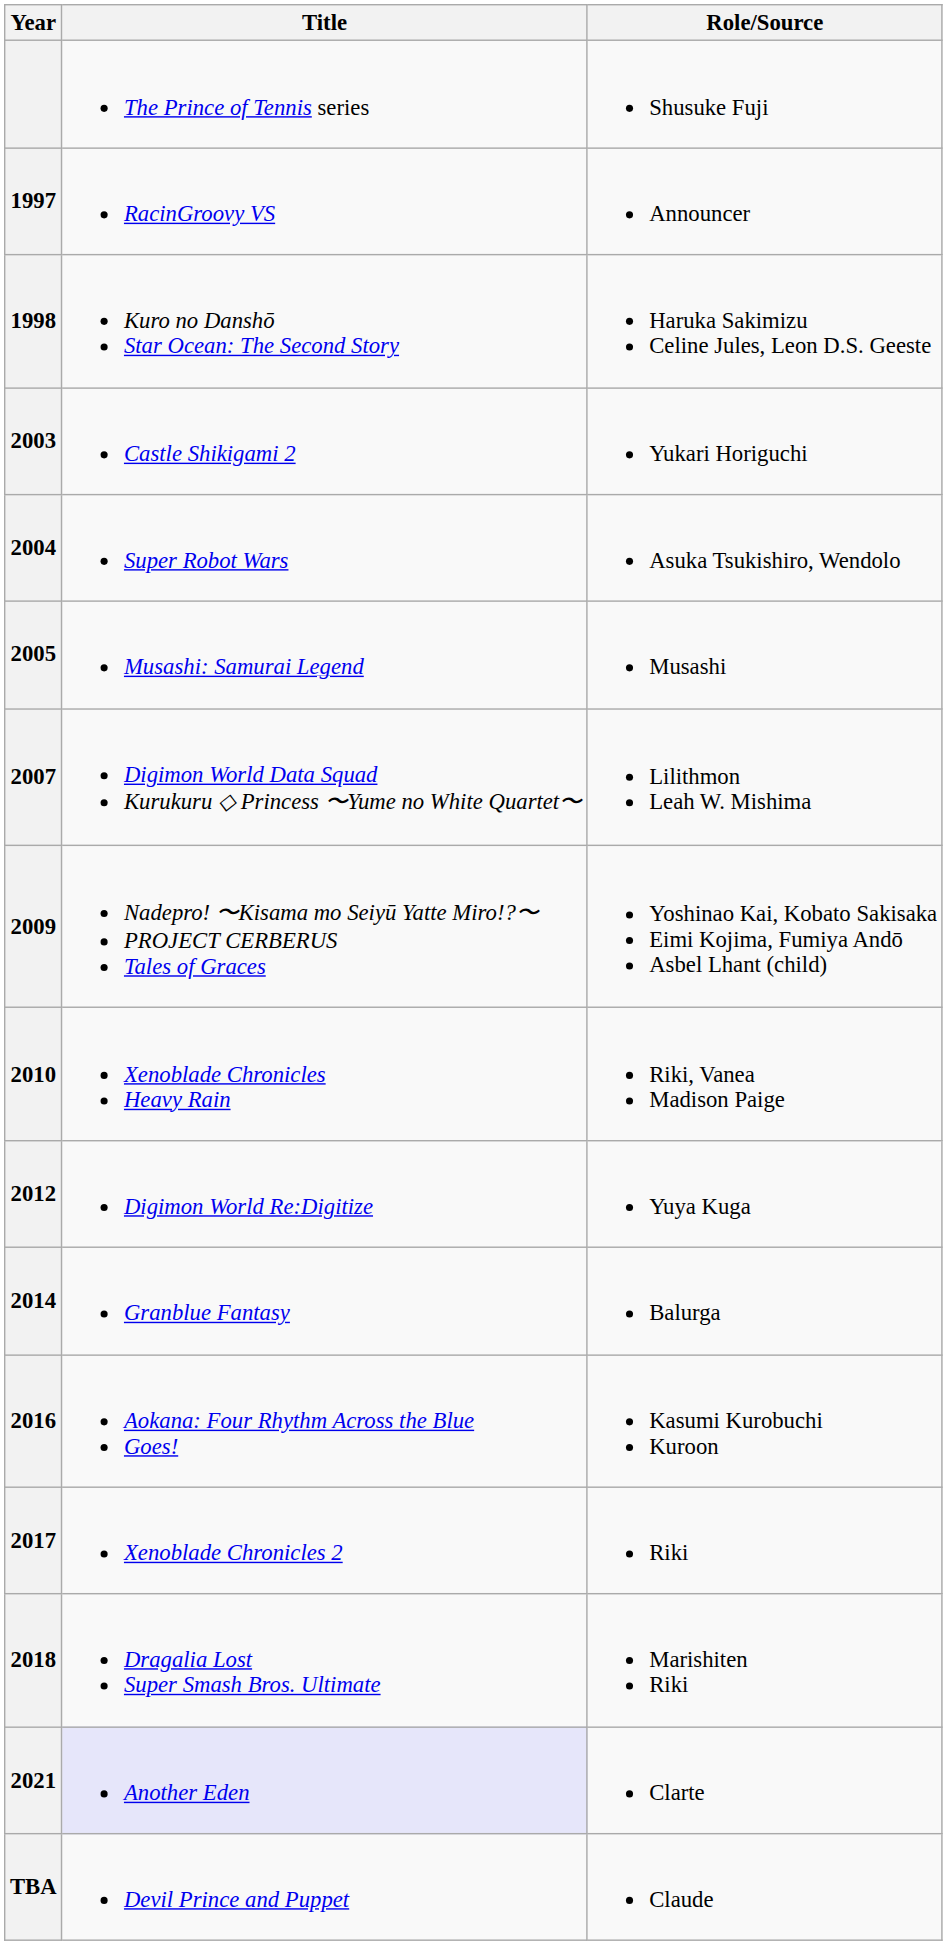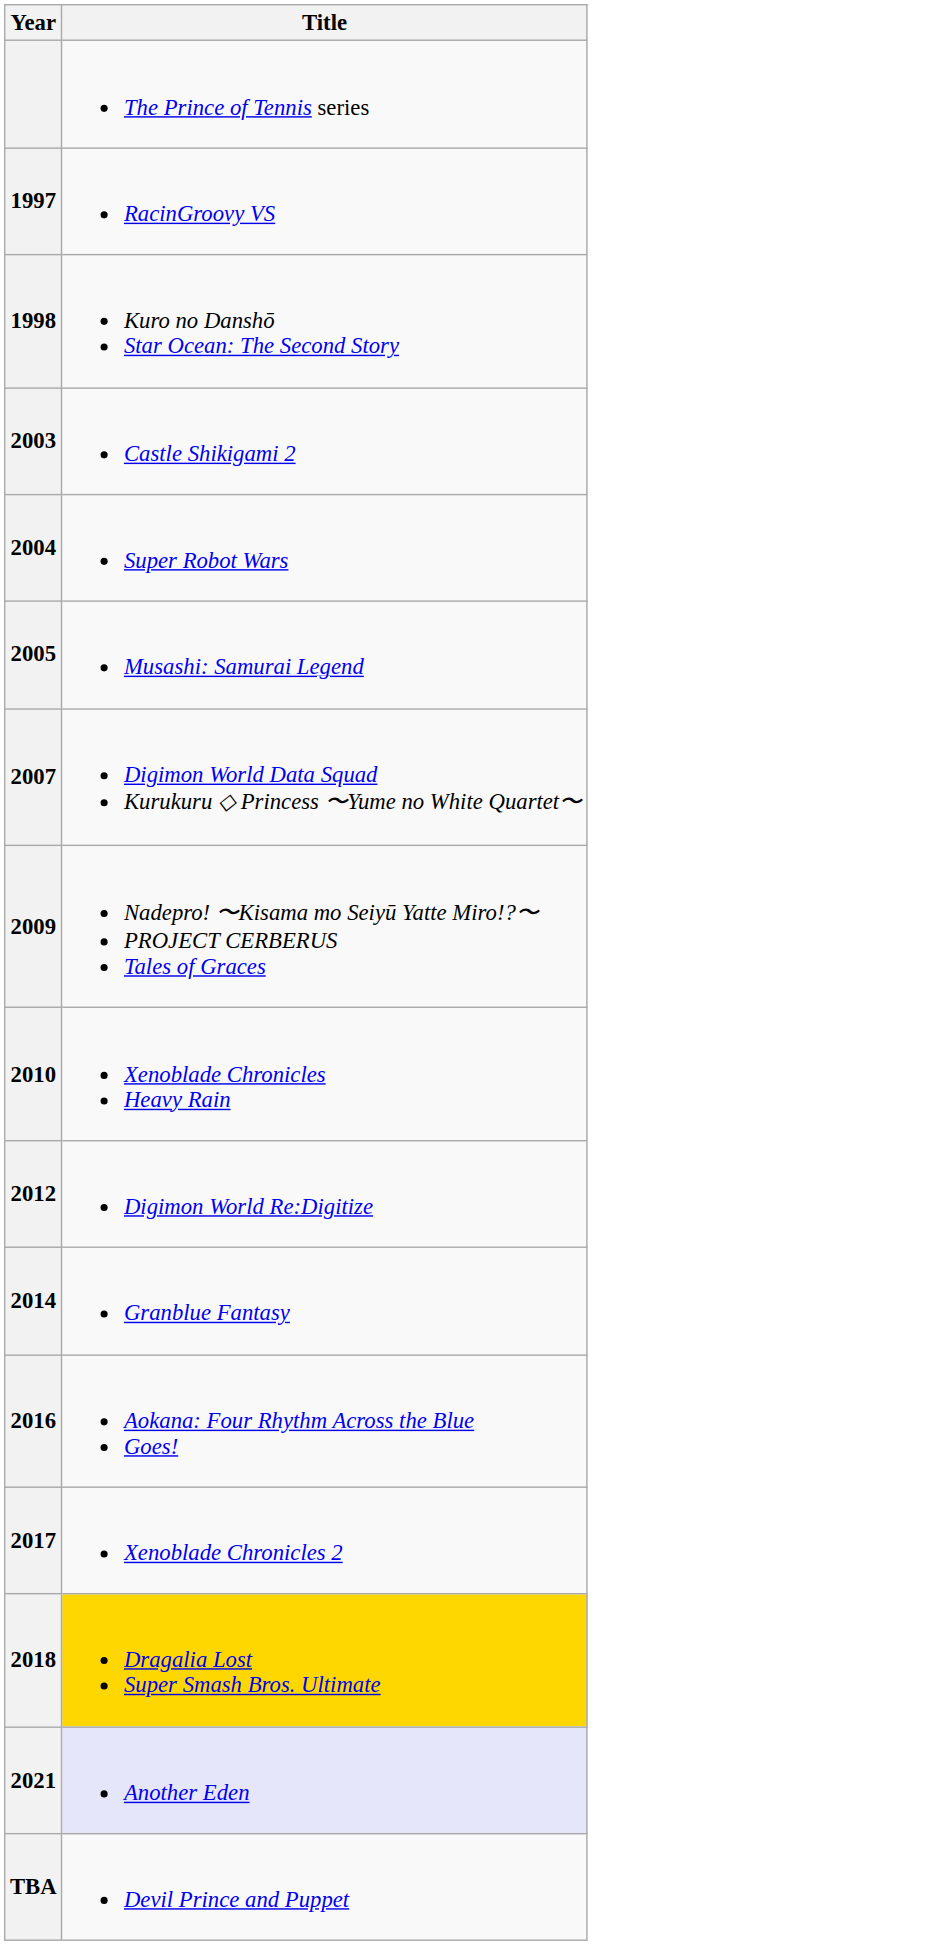- column: (765, 22)
(325, 1673) no background -> (325, 1673) gold background
